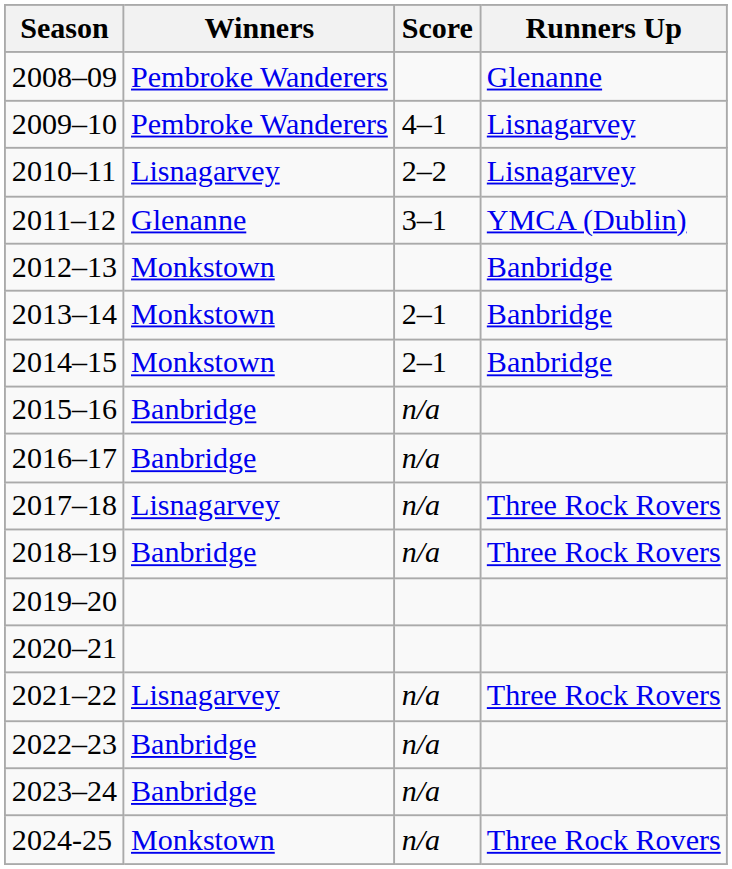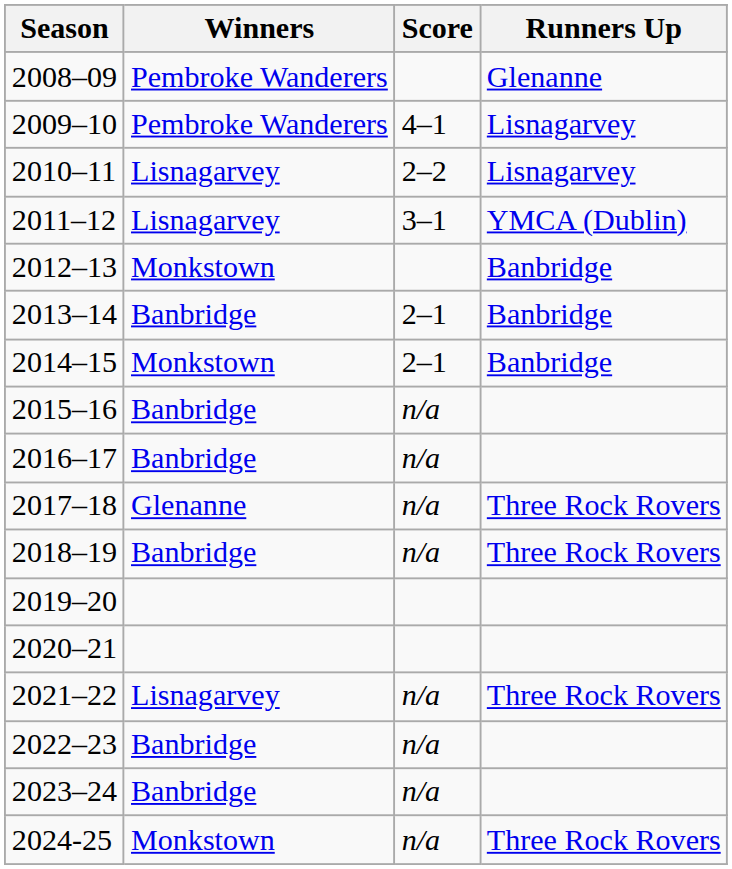(189, 219) Glenanne -> (205, 219) Lisnagarvey
(203, 314) Monkstown -> (194, 314) Banbridge
(205, 505) Lisnagarvey -> (189, 505) Glenanne
